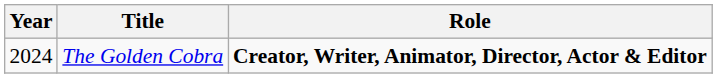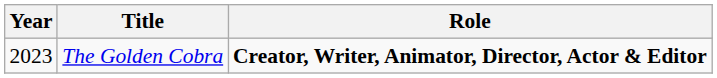(31, 55) 2024 -> (31, 55) 2023
